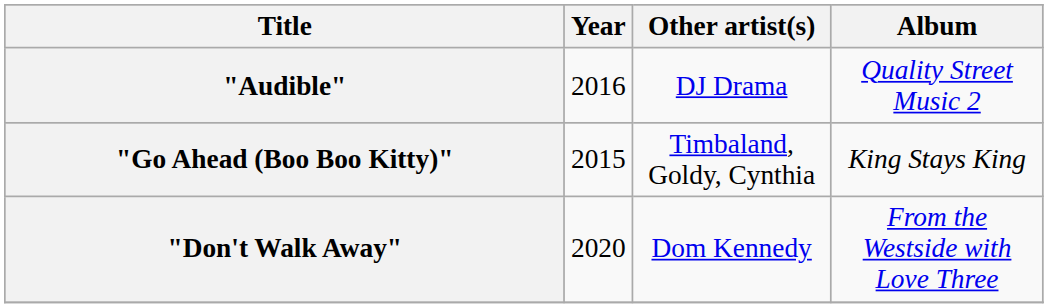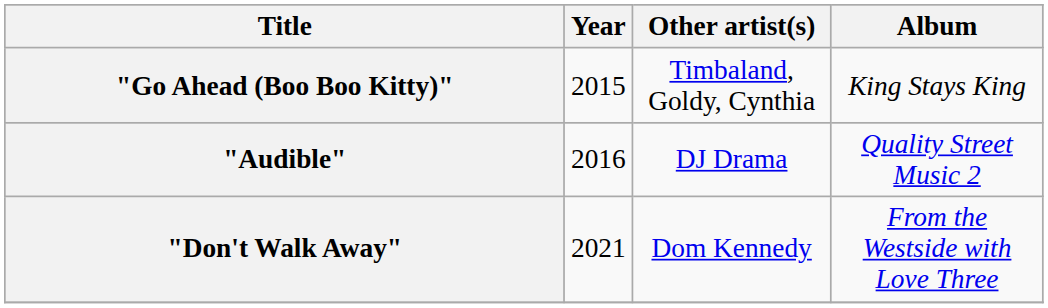rows swapped: (285, 159) <-> (285, 84)
(598, 248) 2020 -> (598, 248) 2021
